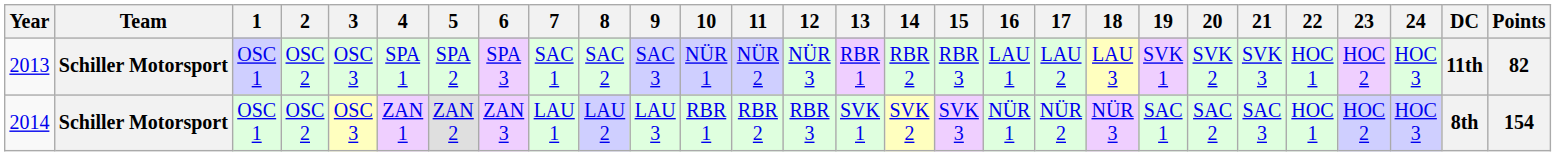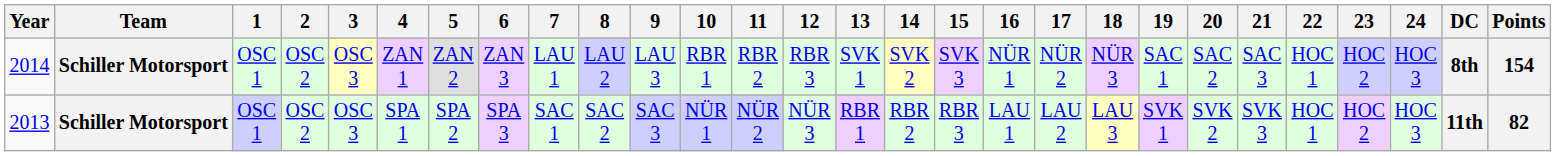rows swapped: (29, 66) <-> (29, 122)
